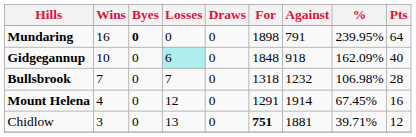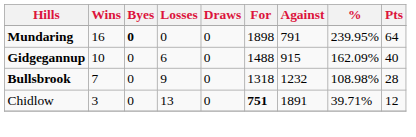(168, 57) paleturquoise background -> (164, 57) no background
(266, 57) 1848 -> (261, 57) 1488
(295, 57) 918 -> (291, 57) 915
(168, 79) 7 -> (164, 79) 9
(360, 79) 106.98% -> (355, 79) 108.98%
- row: (49, 100)
(299, 121) 1881 -> (294, 100) 1891
